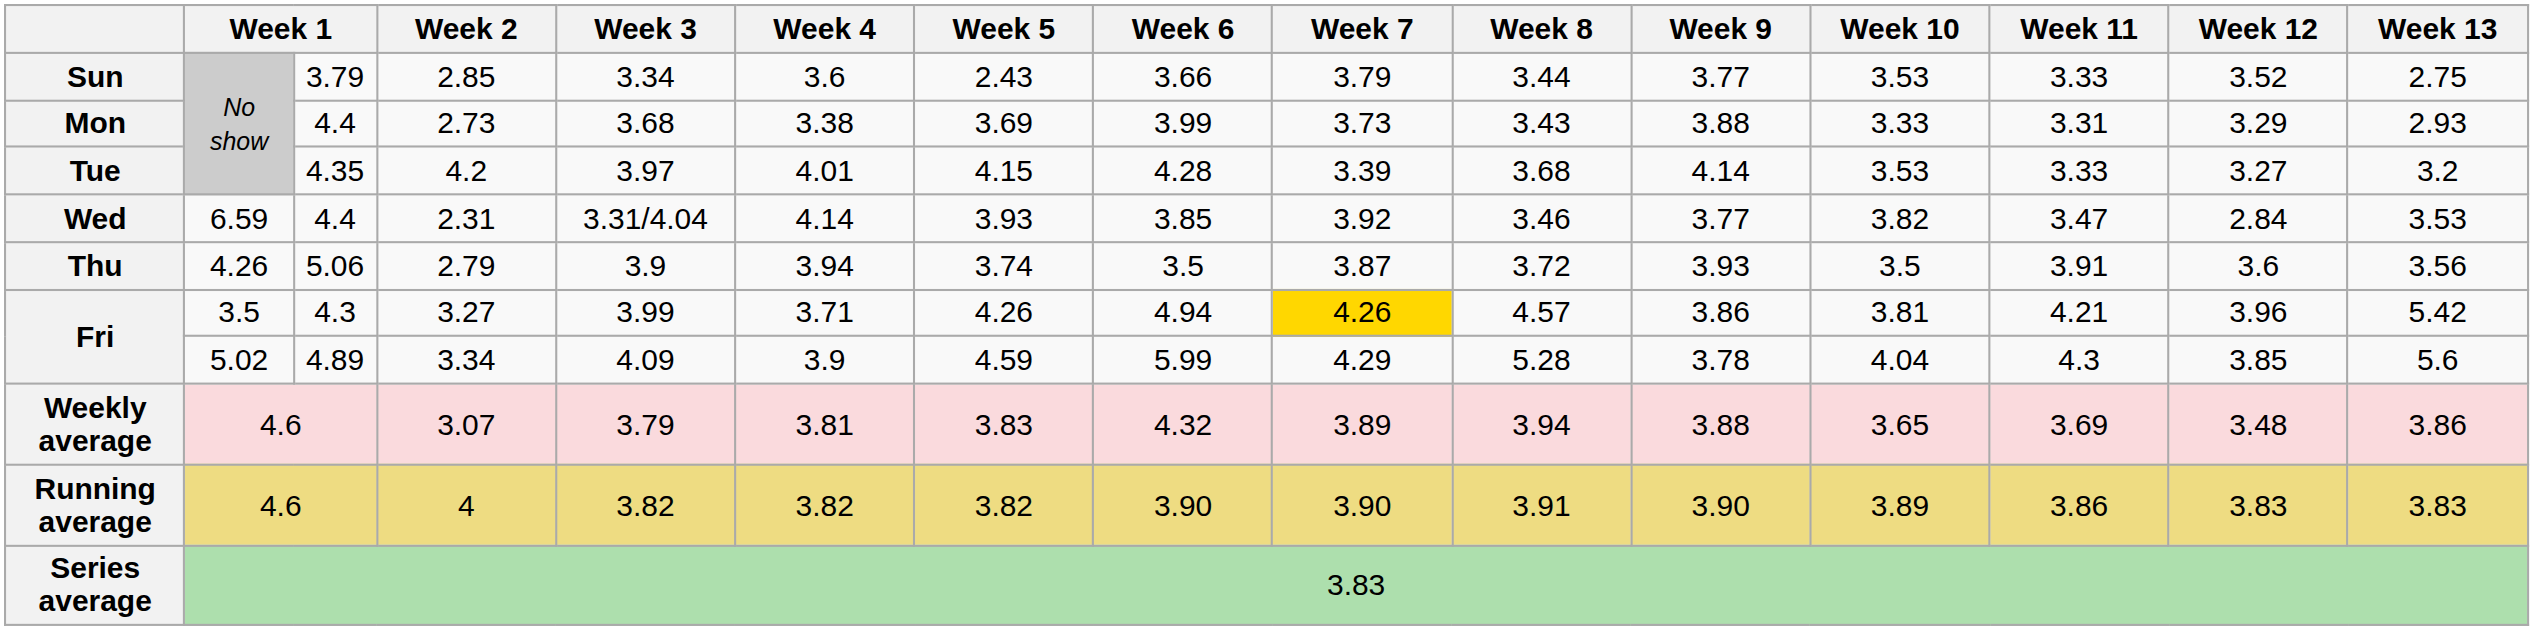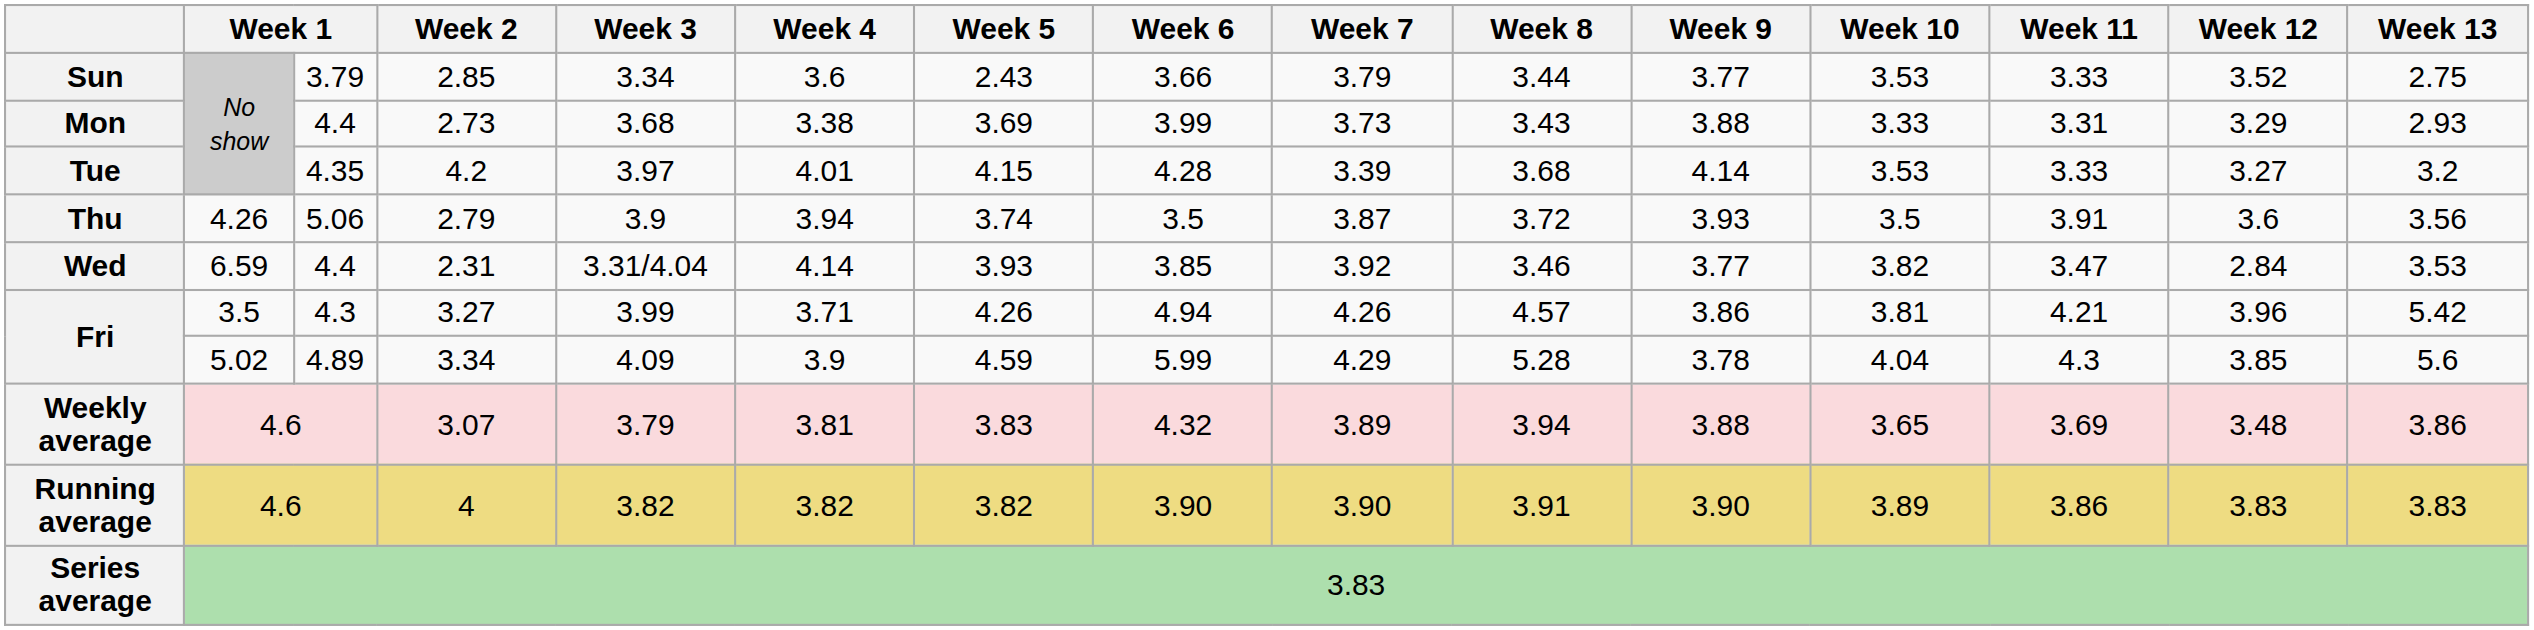rows swapped: (95, 218) <-> (95, 266)
(1362, 313) gold background -> (1362, 313) no background
